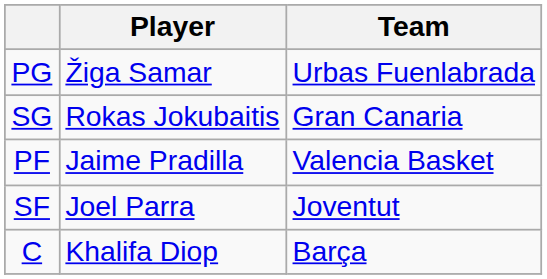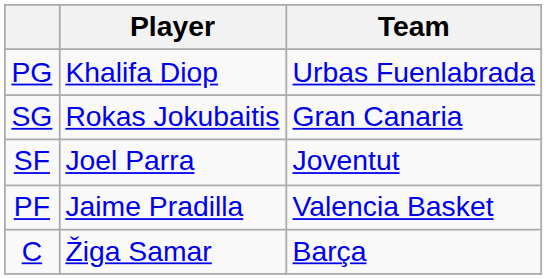(139, 71) Žiga Samar -> (142, 71) Khalifa Diop
rows swapped: (32, 206) <-> (32, 161)
(142, 251) Khalifa Diop -> (139, 251) Žiga Samar
